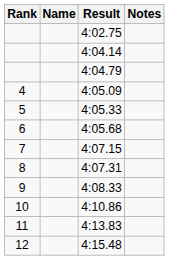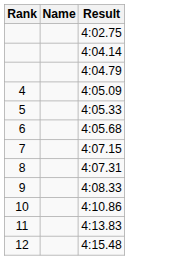- column: (144, 14)
